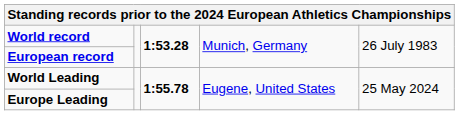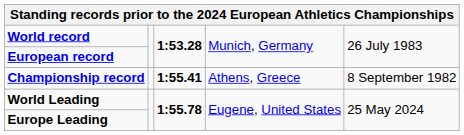+ row: (76, 78)
